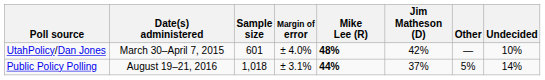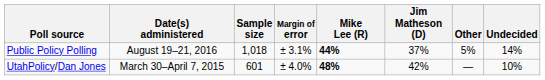rows swapped: (52, 67) <-> (56, 51)
